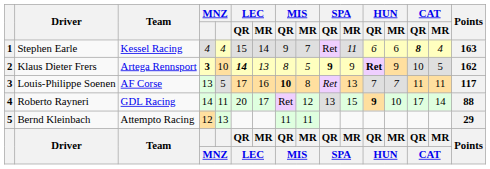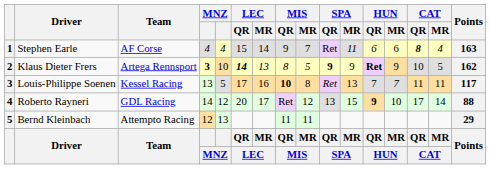(151, 48) Kessel Racing -> (141, 48) AF Corse
(141, 83) AF Corse -> (151, 83) Kessel Racing
(223, 101) 11 -> (223, 101) 12
